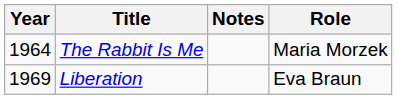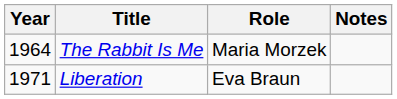columns swapped: (330, 19) <-> (238, 19)
(30, 79) 1969 -> (30, 79) 1971
